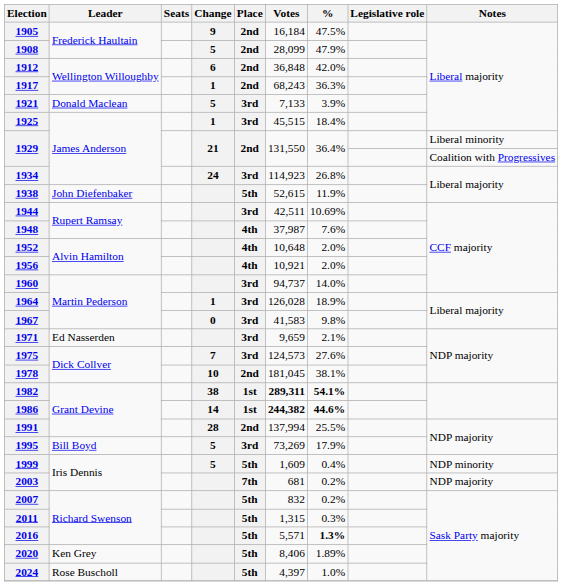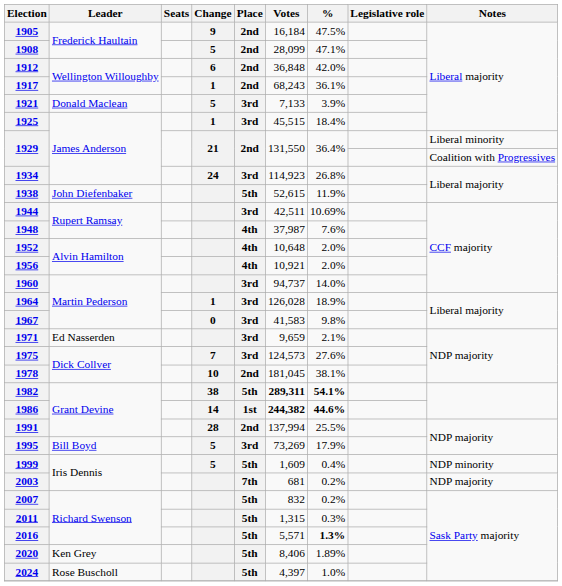(330, 49) 47.9% -> (330, 49) 47.1%
(330, 85) 36.3% -> (330, 85) 36.1%
(250, 391) 1st -> (250, 391) 5th
